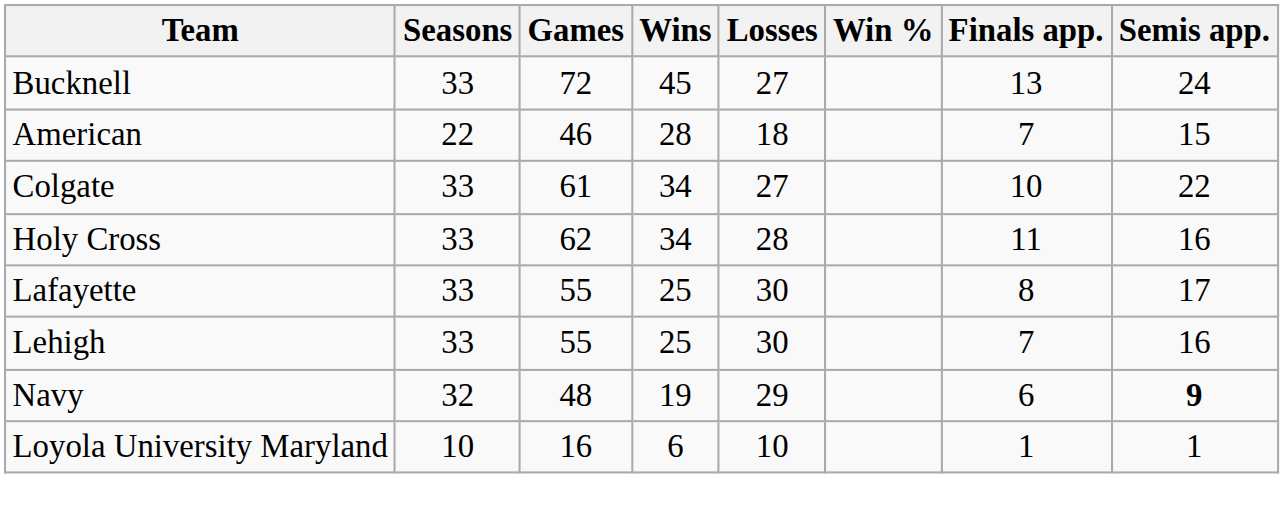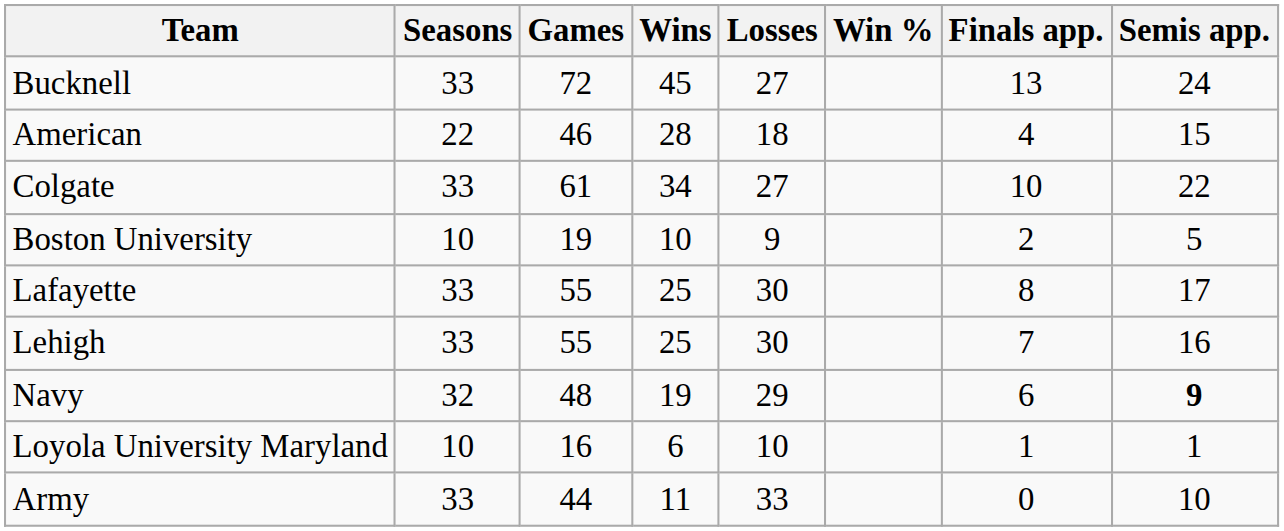(1026, 134) 7 -> (1026, 134) 4
- row: (87, 238)
+ row: (132, 238)
+ row: (51, 498)
